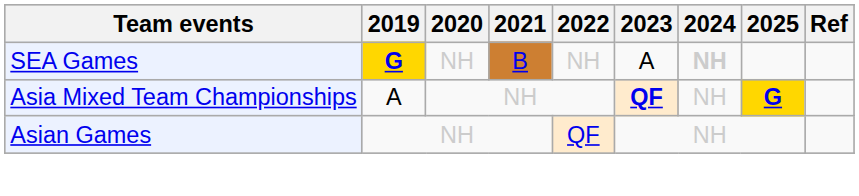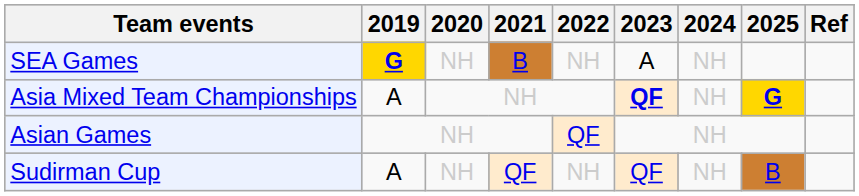(710, 61) bold -> (710, 61) normal
+ row: (85, 172)
